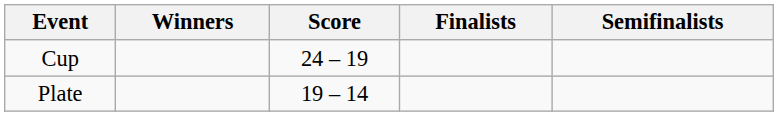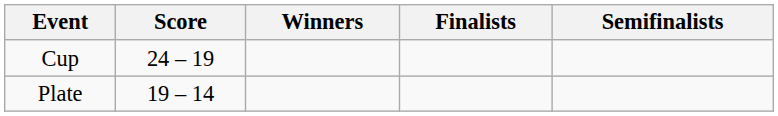columns swapped: (193, 22) <-> (334, 22)
